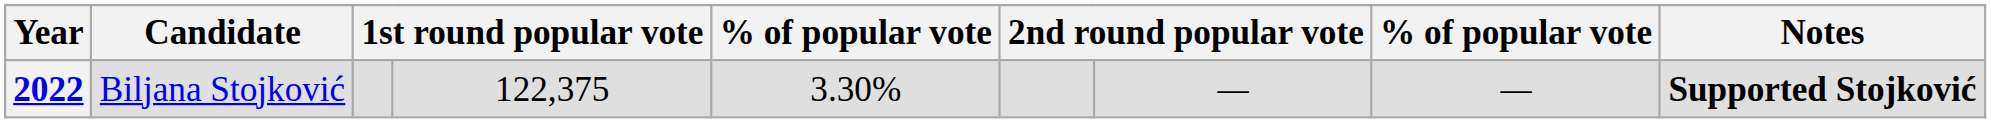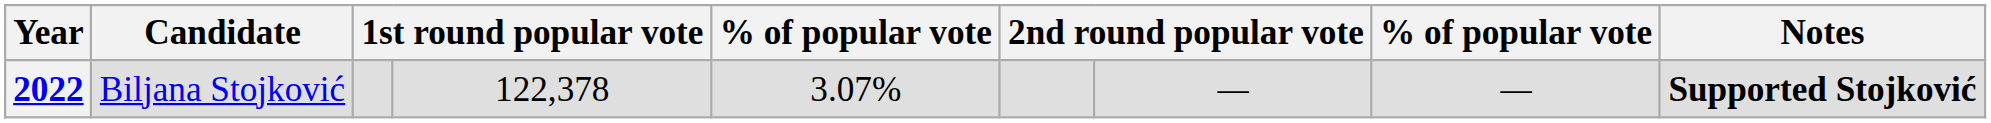(552, 88) 122,375 -> (552, 88) 122,378
(856, 88) 3.30% -> (856, 88) 3.07%
